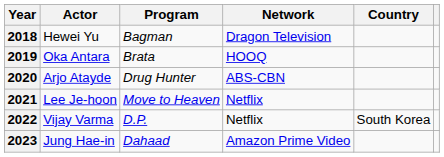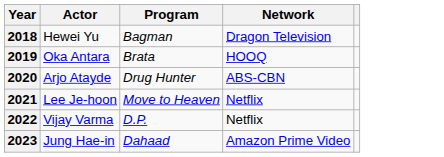- column: (393, 15)
